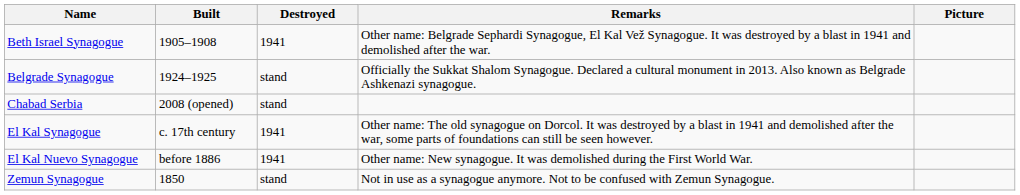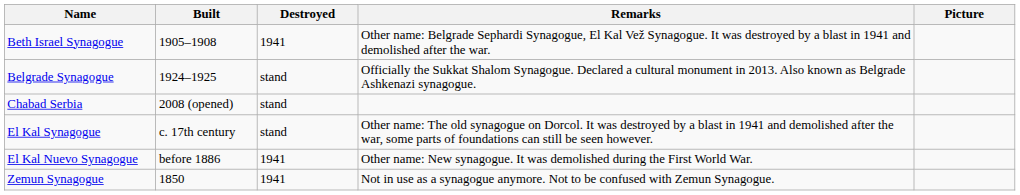(273, 131) 1941 -> (273, 131) stand
(273, 179) stand -> (273, 179) 1941
